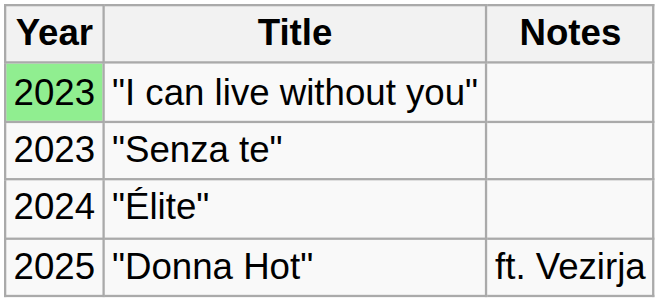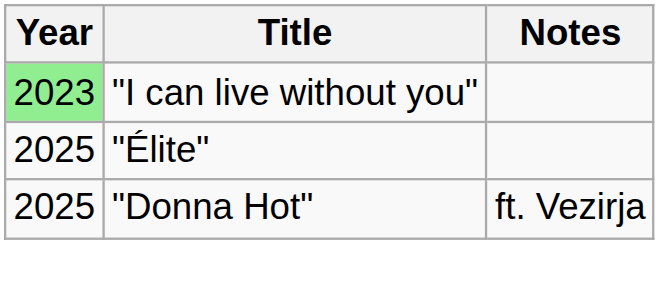- row: (197, 149)
(54, 207) 2024 -> (54, 149) 2025
